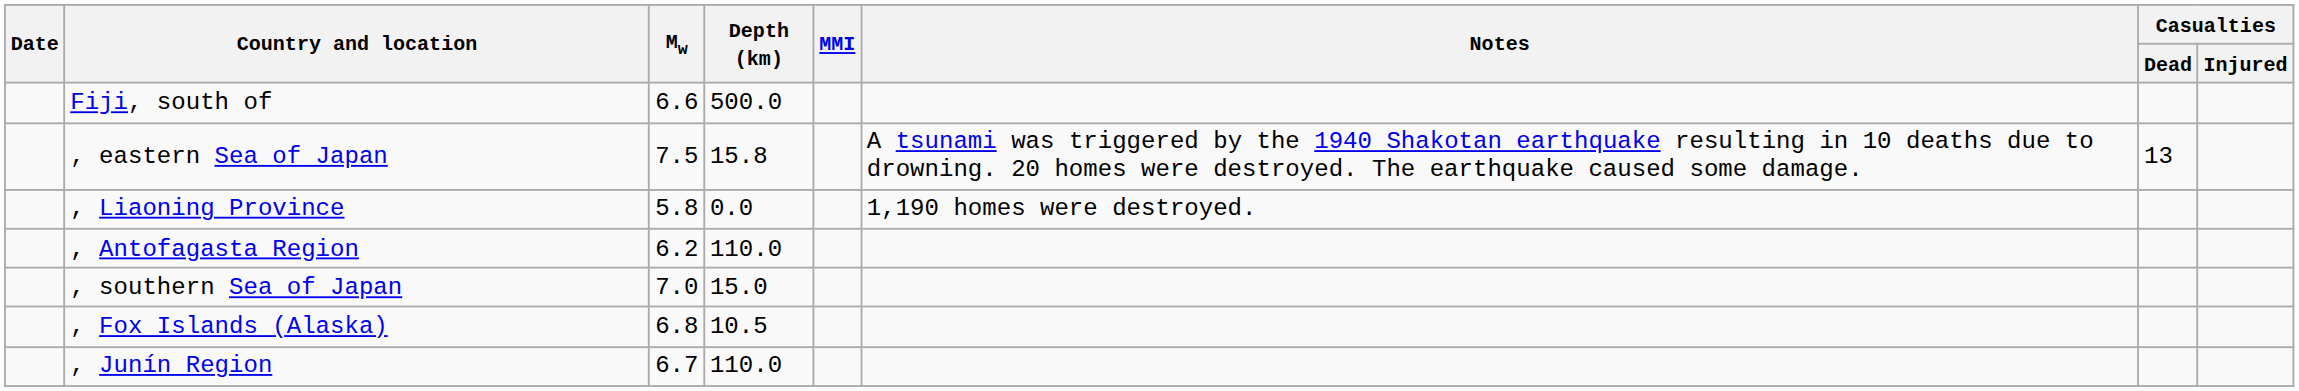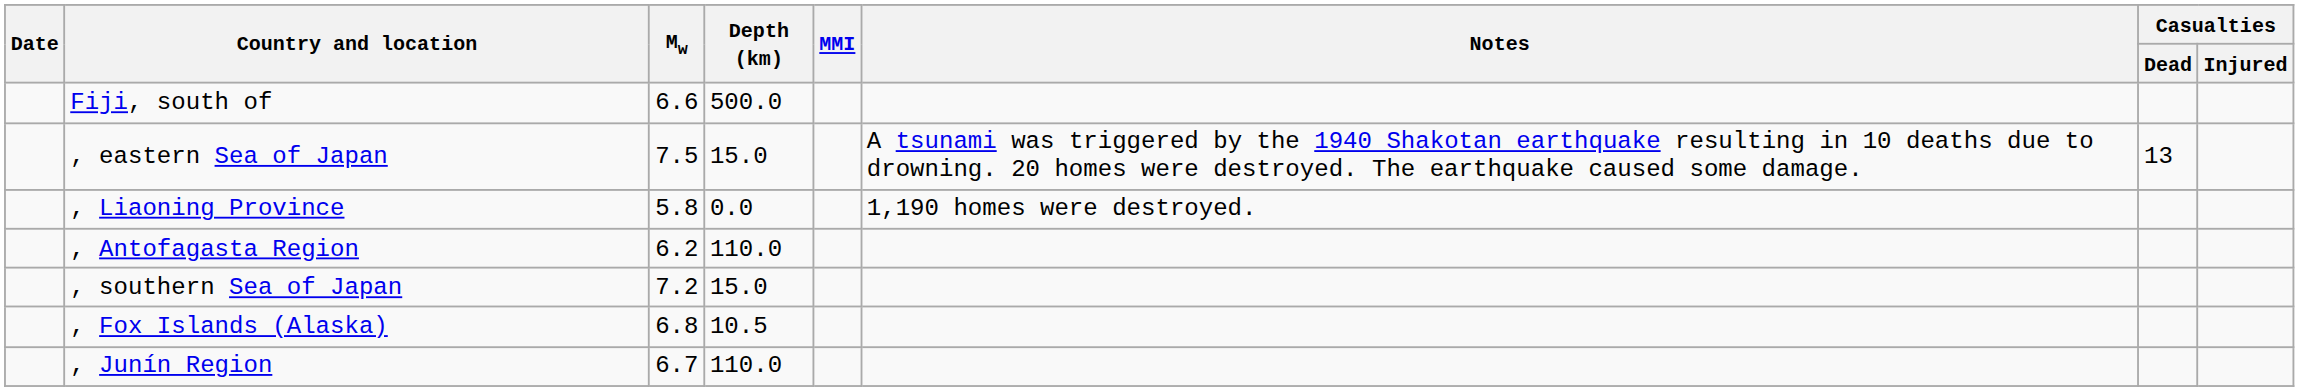(739, 156) 15.8 -> (739, 156) 15.0
(677, 287) 7.0 -> (677, 287) 7.2
